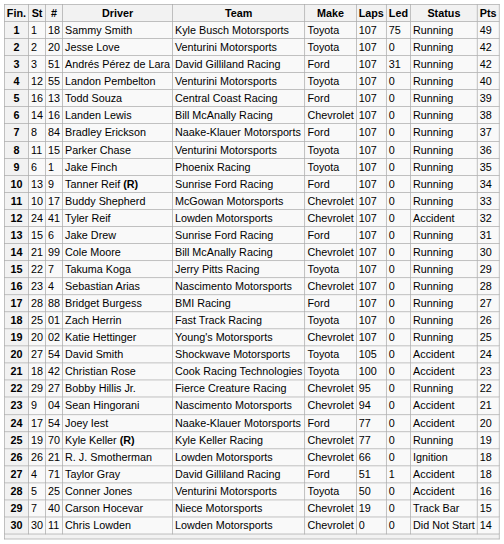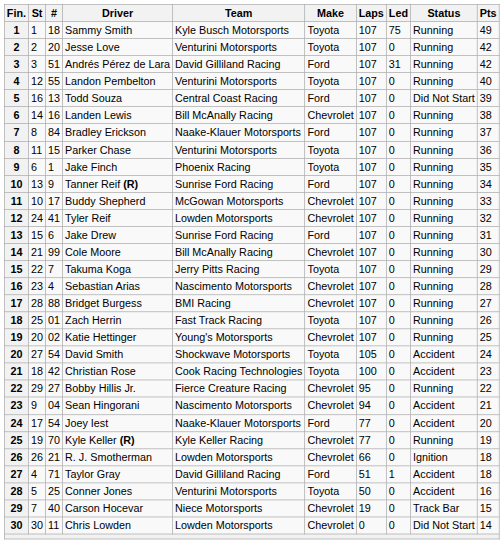(433, 99) Running -> (444, 99) Did Not Start
(434, 218) Accident -> (433, 218) Running
(319, 304) Ford -> (331, 304) Chevrolet
